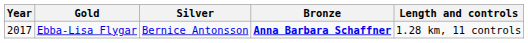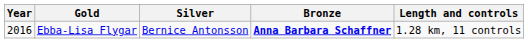(19, 30) 2017 -> (19, 30) 2016
